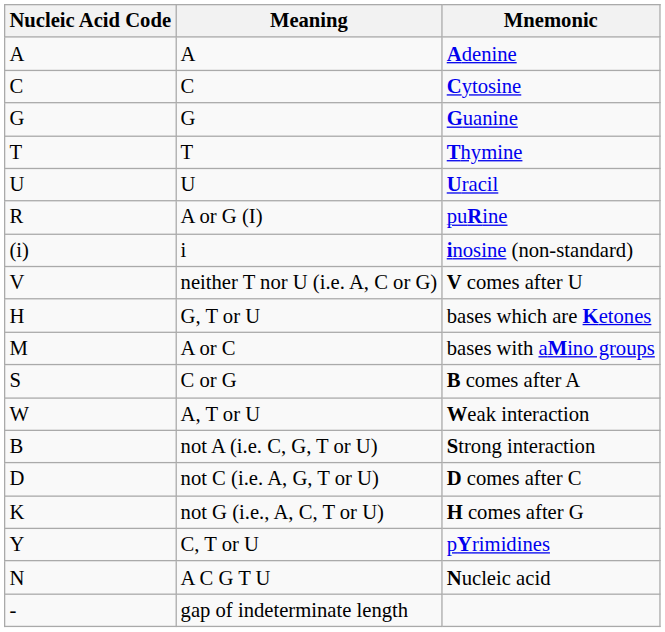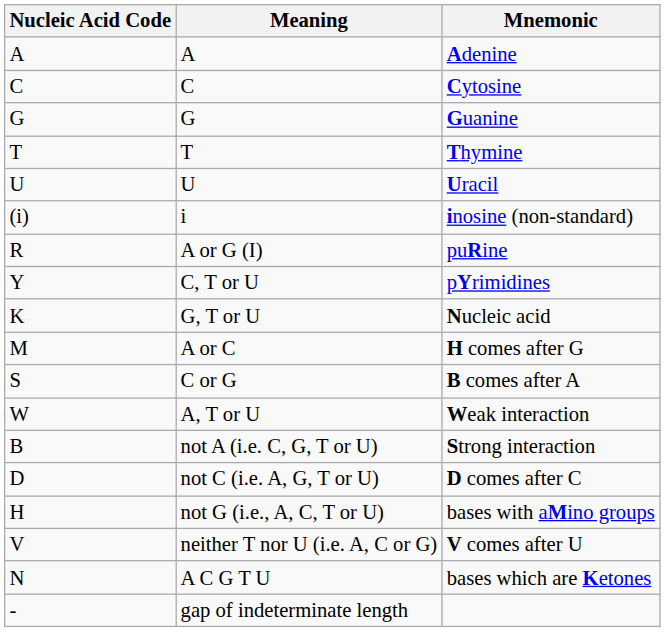rows swapped: (183, 250) <-> (222, 217)
rows swapped: (220, 544) <-> (309, 282)
(17, 315) H -> (17, 315) K
(549, 315) bases which are Ketones -> (499, 315) Nucleic acid
(551, 348) bases with aMino groups -> (515, 348) H comes after G
(17, 511) K -> (17, 511) H
(515, 511) H comes after G -> (551, 511) bases with aMino groups
(499, 577) Nucleic acid -> (549, 577) bases which are Ketones
